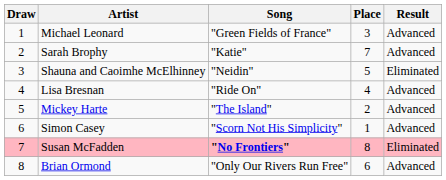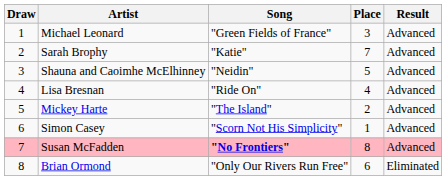(413, 71) Eliminated -> (411, 71) Advanced
(413, 147) Eliminated -> (411, 147) Advanced
(411, 166) Advanced -> (413, 166) Eliminated
